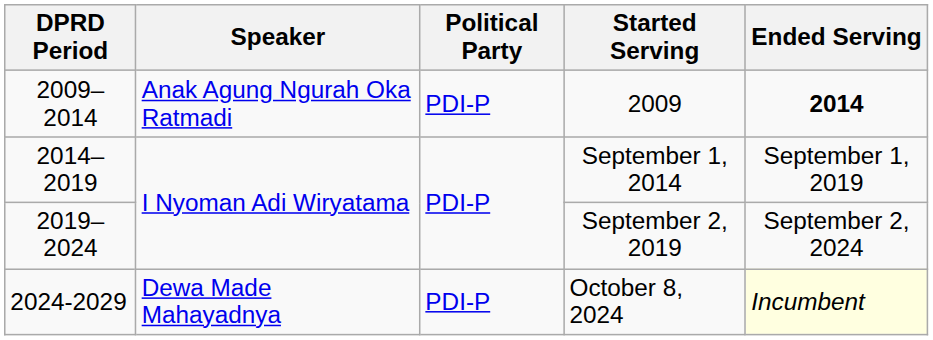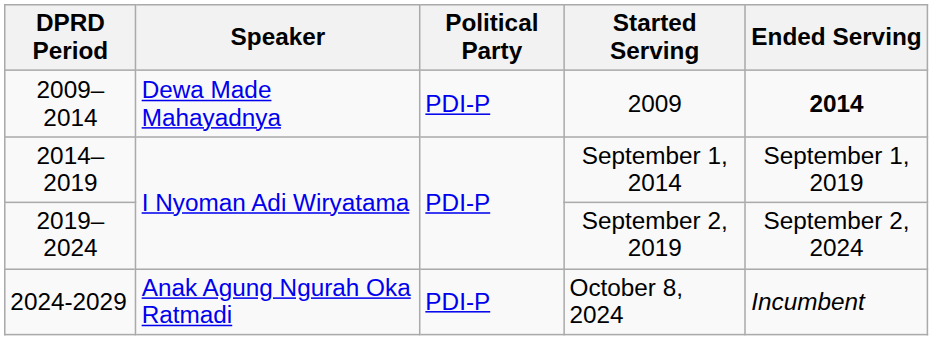(276, 103) Anak Agung Ngurah Oka Ratmadi -> (211, 103) Dewa Made Mahayadnya
(211, 301) Dewa Made Mahayadnya -> (276, 301) Anak Agung Ngurah Oka Ratmadi
(808, 301) lightyellow background -> (808, 301) no background
